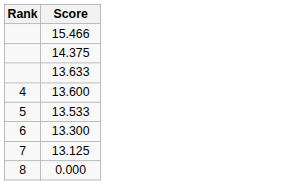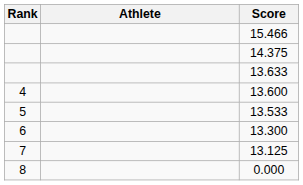+ column: (140, 14)
